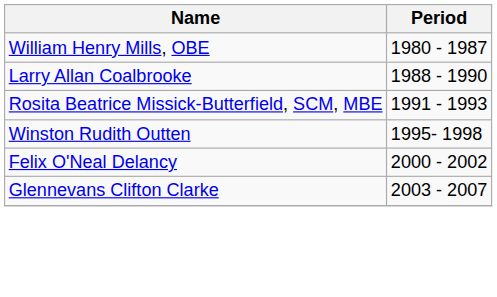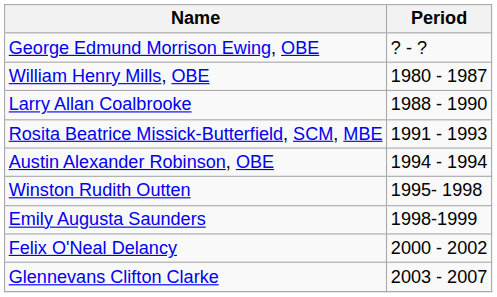+ row: (164, 47)
+ row: (141, 162)
+ row: (107, 219)
